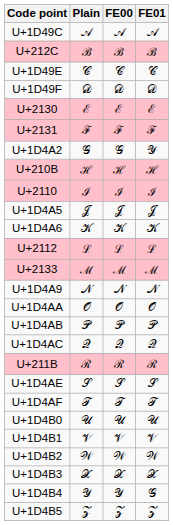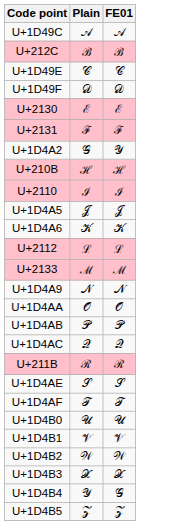- column: (119, 13)
